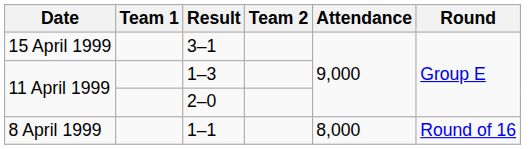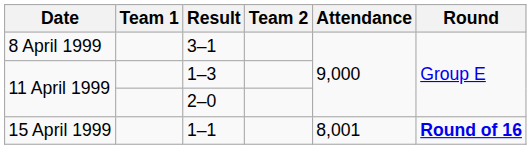(60, 46) 15 April 1999 -> (55, 46) 8 April 1999
(55, 130) 8 April 1999 -> (60, 130) 15 April 1999
(338, 130) 8,000 -> (338, 130) 8,001
(468, 130) normal -> (471, 130) bold
